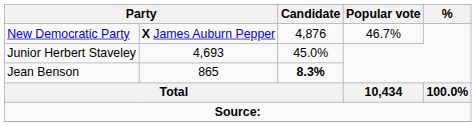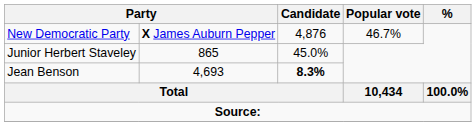(208, 53) 4,693 -> (208, 53) 865
(208, 72) 865 -> (208, 72) 4,693
